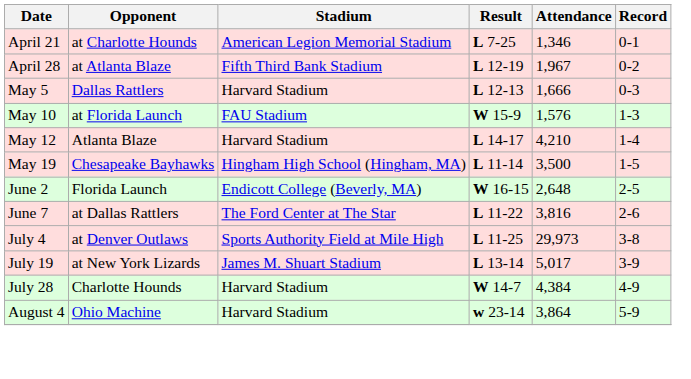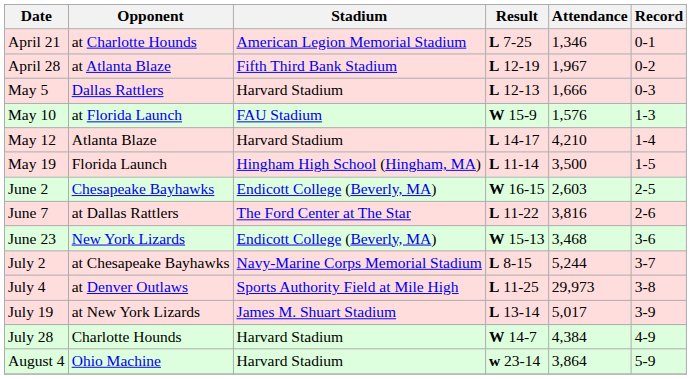(143, 164) Chesapeake Bayhawks -> (119, 164) Florida Launch
(119, 189) Florida Launch -> (143, 189) Chesapeake Bayhawks
(553, 189) 2,648 -> (569, 189) 2,603
+ row: (32, 238)
+ row: (27, 262)
